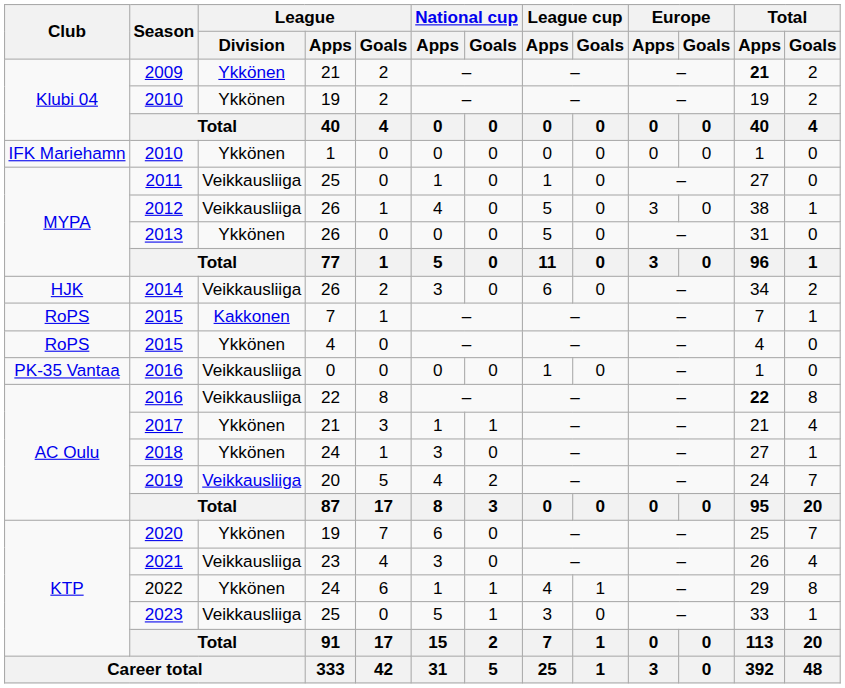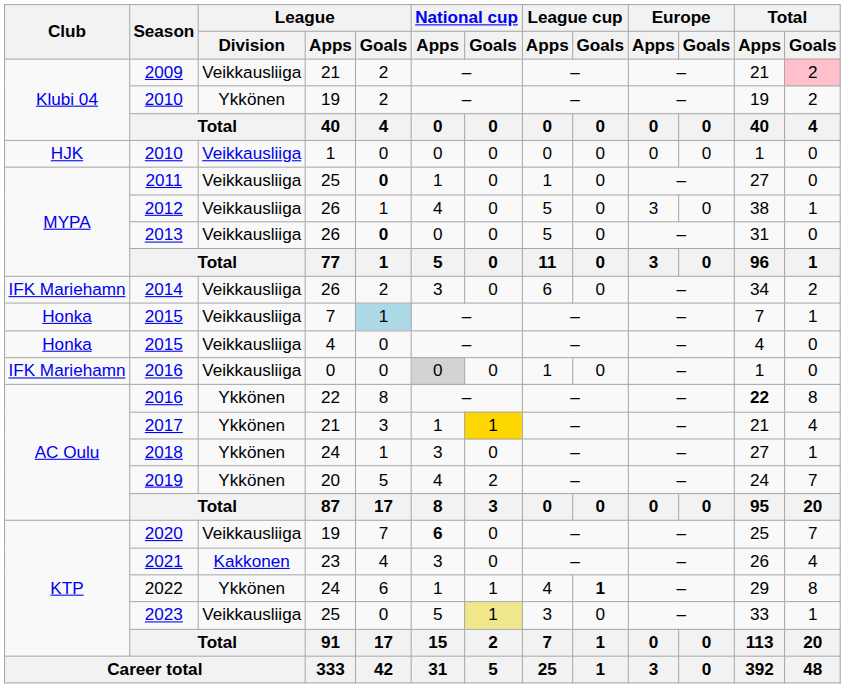(252, 72) Ykkönen -> (252, 72) Veikkausliiga
(760, 72) bold -> (760, 72) normal
(813, 72) no background -> (813, 72) pink background
(67, 153) IFK Mariehamn -> (67, 153) HJK
(252, 153) Ykkönen -> (252, 153) Veikkausliiga
(384, 180) normal -> (384, 180) bold
(252, 235) Ykkönen -> (252, 235) Veikkausliiga
(384, 235) normal -> (384, 235) bold
(67, 289) HJK -> (67, 289) IFK Mariehamn
(67, 316) RoPS -> (67, 316) Honka
(252, 316) Kakkonen -> (252, 316) Veikkausliiga
(384, 316) no background -> (384, 316) lightblue background
(67, 343) RoPS -> (67, 343) Honka
(252, 343) Ykkönen -> (252, 343) Veikkausliiga
(67, 371) PK-35 Vantaa -> (67, 371) IFK Mariehamn
(438, 371) no background -> (438, 371) lightgrey background
(252, 398) Veikkausliiga -> (252, 398) Ykkönen
(493, 425) no background -> (493, 425) gold background
(252, 479) Veikkausliiga -> (252, 479) Ykkönen
(252, 533) Ykkönen -> (252, 533) Veikkausliiga
(438, 533) normal -> (438, 533) bold
(252, 561) Veikkausliiga -> (252, 561) Kakkonen
(600, 588) normal -> (600, 588) bold
(493, 615) no background -> (493, 615) khaki background
